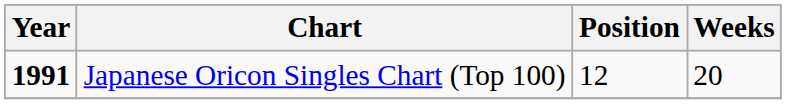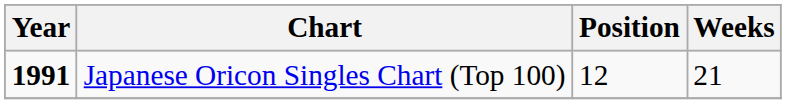(708, 74) 20 -> (708, 74) 21
